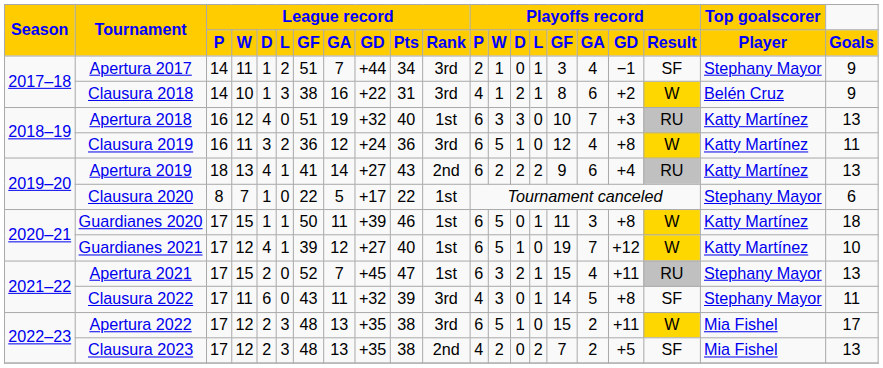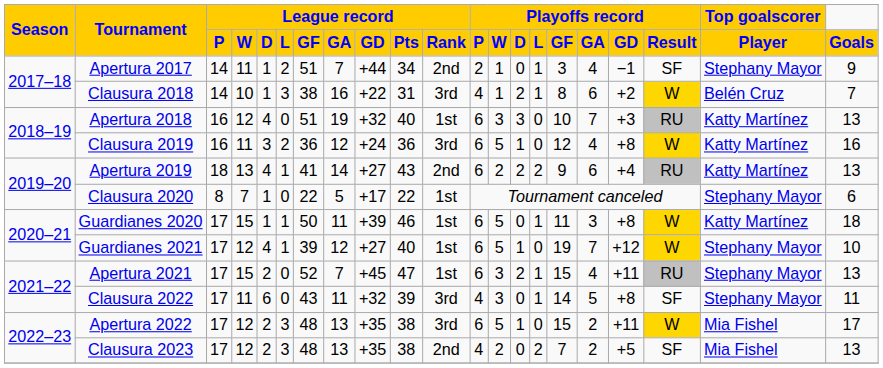(446, 68) 3rd -> (446, 68) 2nd
(852, 94) 9 -> (852, 94) 7
(852, 145) 11 -> (852, 145) 16
(756, 247) Katty Martínez -> (763, 247) Stephany Mayor
